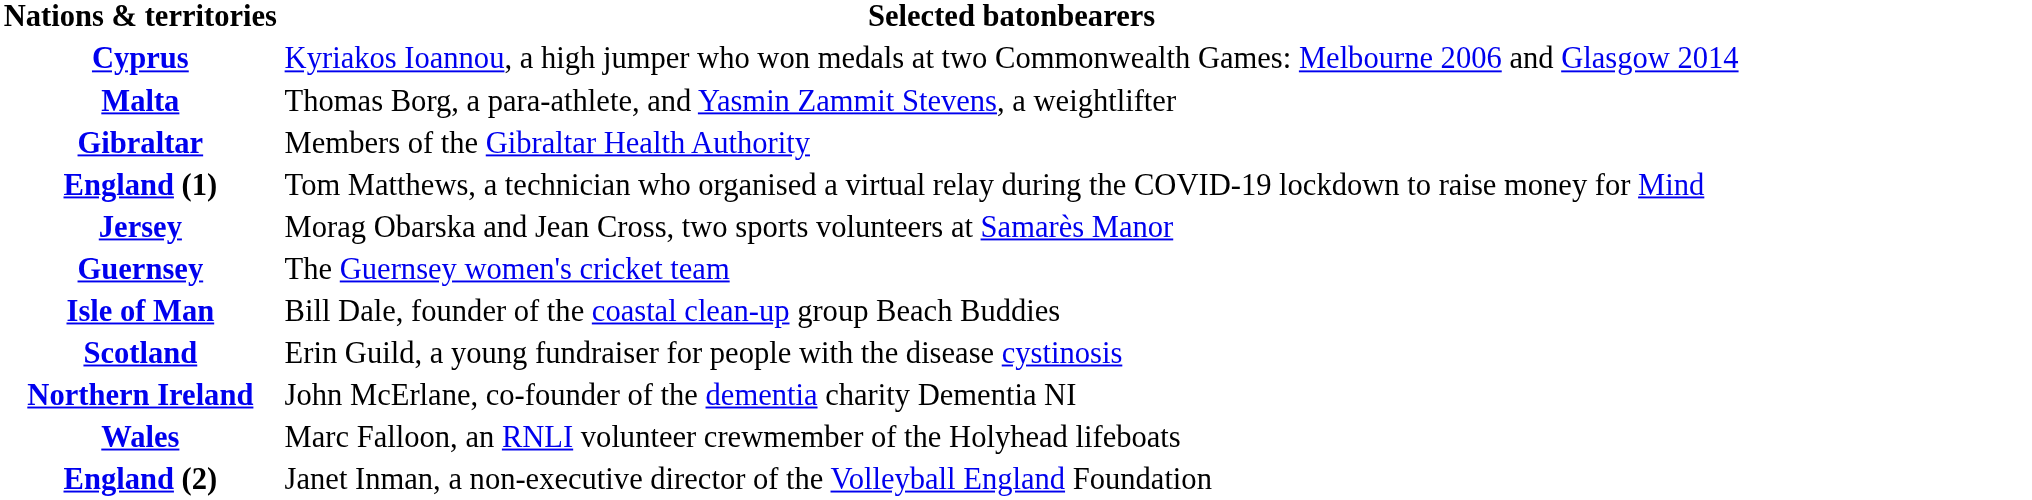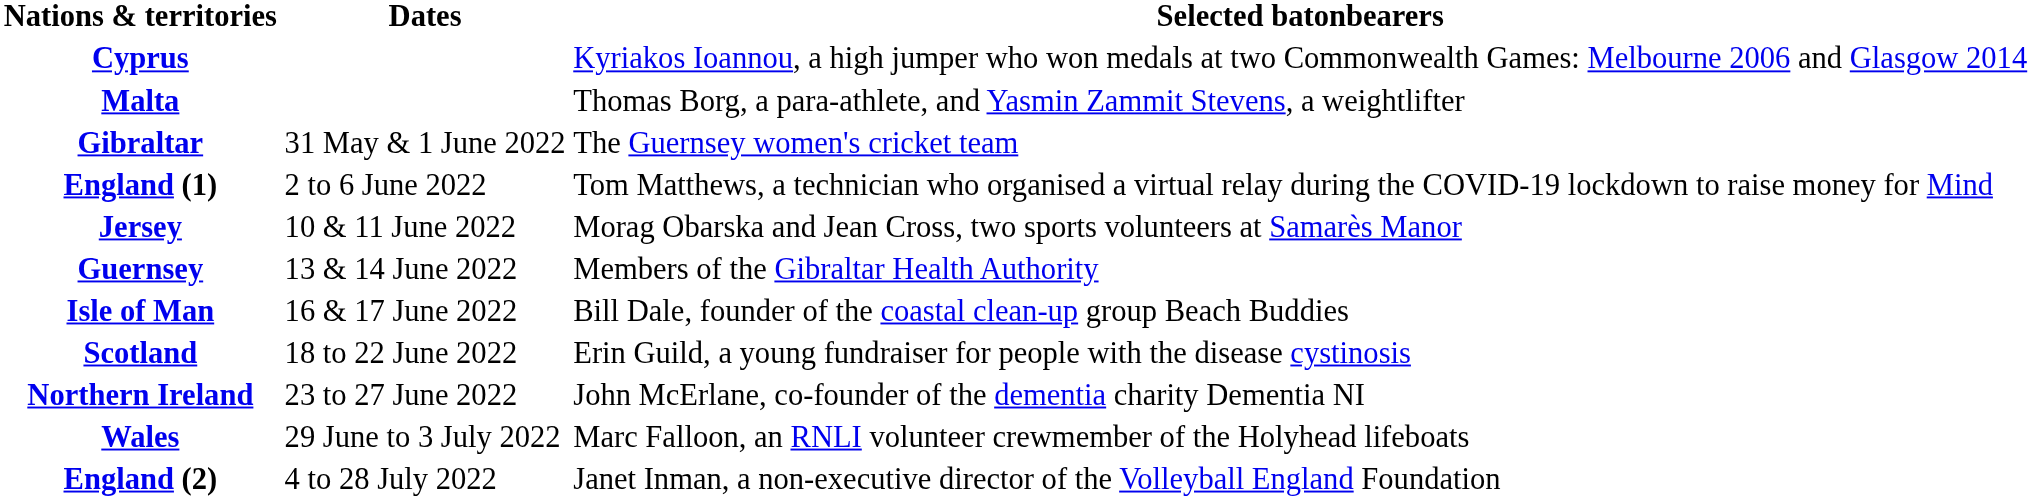+ column: (425, 16)
(547, 142) Members of the Gibraltar Health Authority -> (796, 142) The Guernsey women's cricket team
(507, 268) The Guernsey women's cricket team -> (836, 268) Members of the Gibraltar Health Authority
